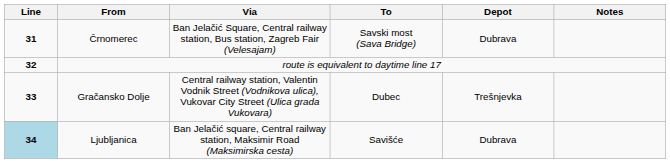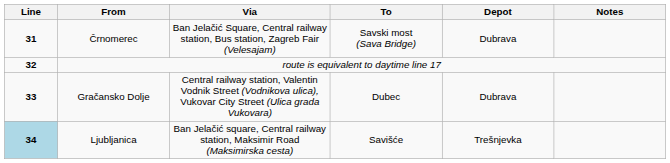(498, 97) Trešnjevka -> (498, 97) Dubrava
(498, 140) Dubrava -> (498, 140) Trešnjevka
